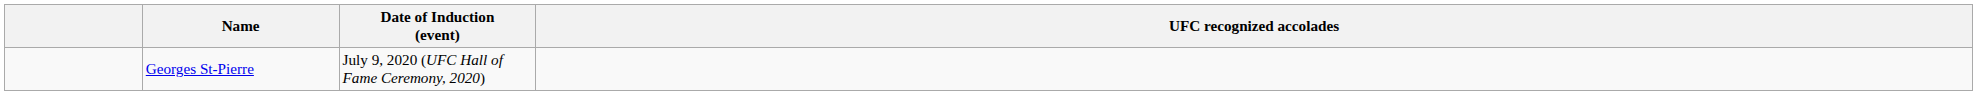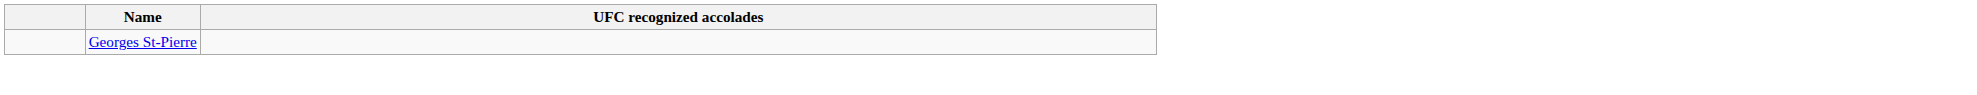- column: (437, 26)
